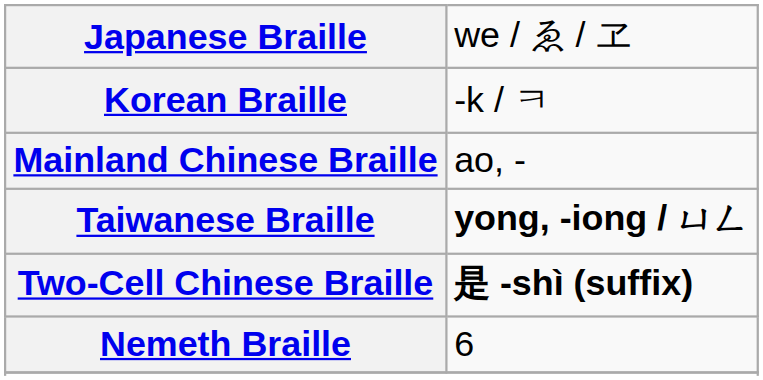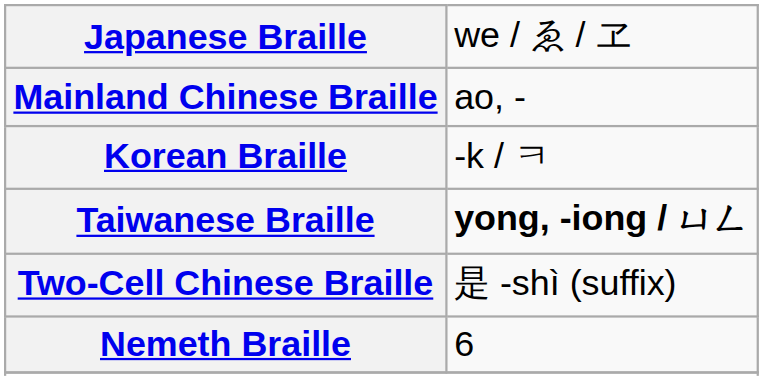rows swapped: (225, 99) <-> (225, 160)
(574, 282) bold -> (565, 282) normal
